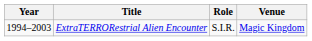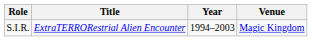columns swapped: (29, 12) <-> (223, 12)
